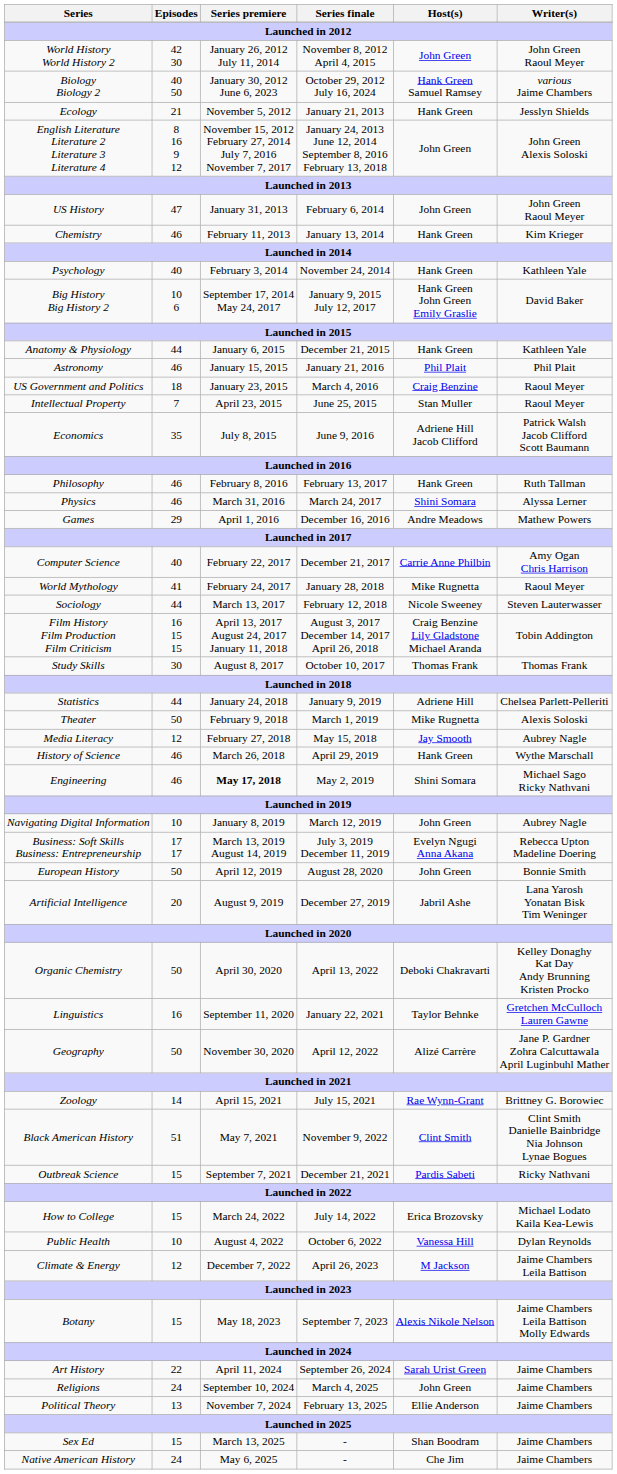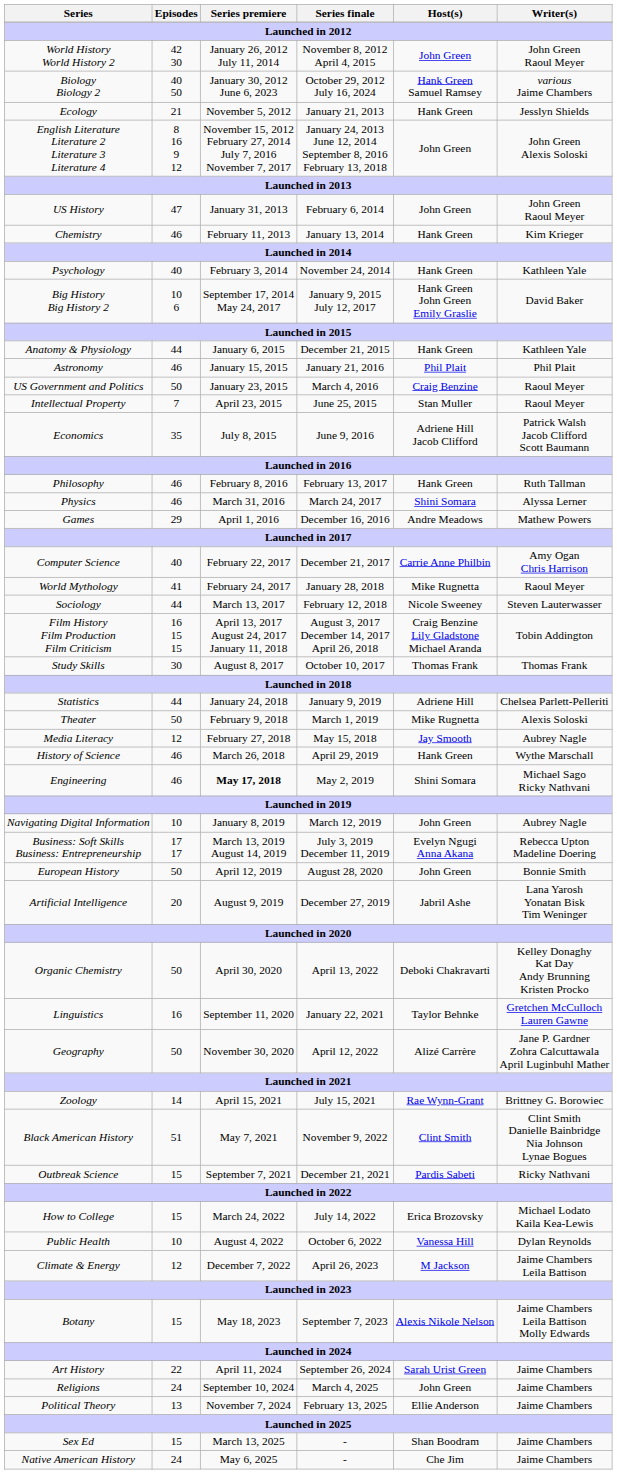(176, 385) 18 -> (176, 385) 50
